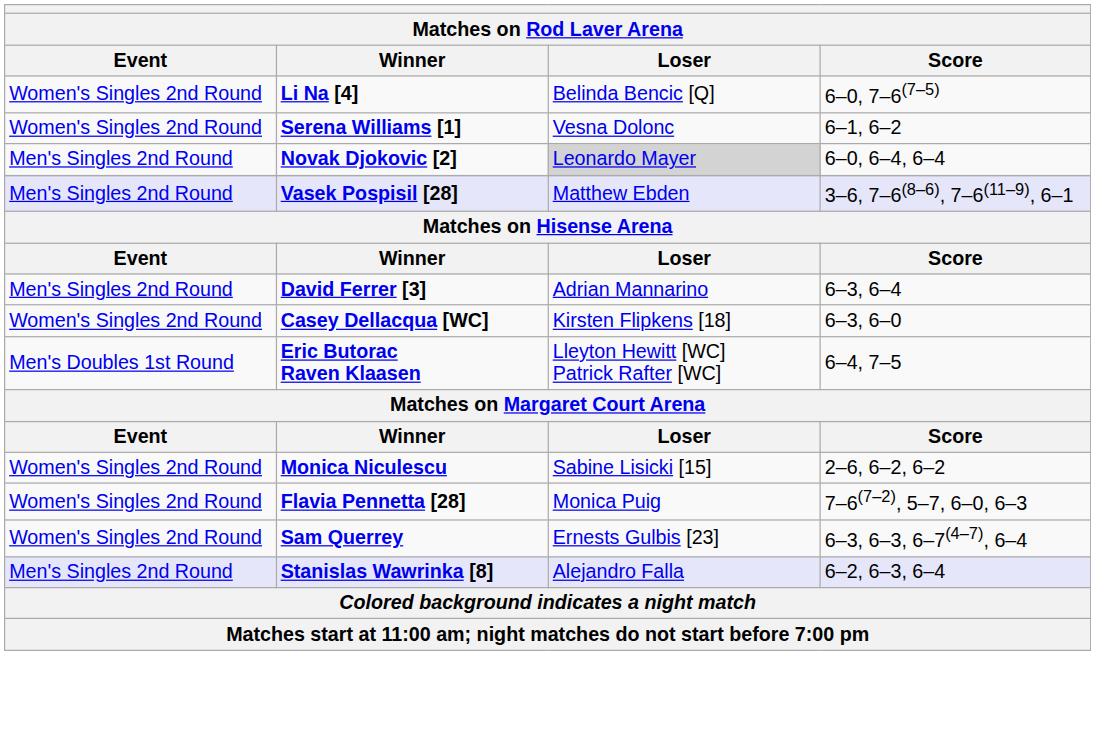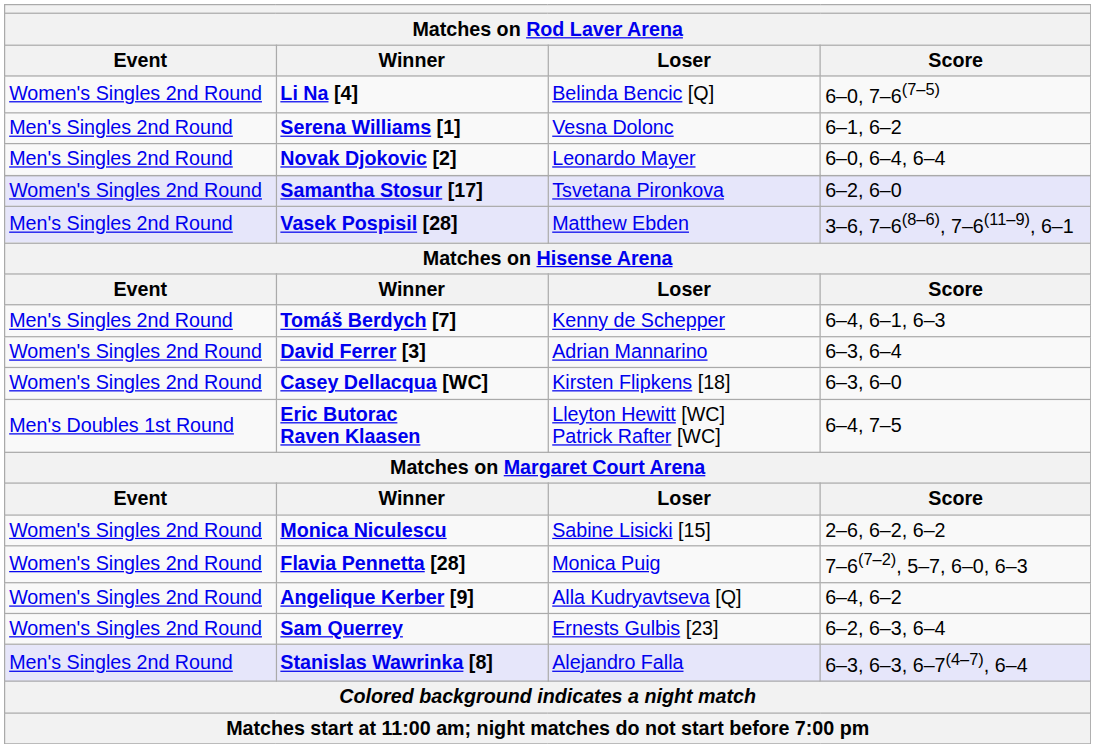(136, 128) Women's Singles 2nd Round -> (121, 128) Men's Singles 2nd Round
(624, 159) lightgrey background -> (624, 159) no background
+ row: (382, 190)
+ row: (368, 320)
(121, 289) Men's Singles 2nd Round -> (136, 351) Women's Singles 2nd Round
+ row: (377, 597)
(926, 538) 6–3, 6–3, 6–7(4–7), 6–4 -> (885, 629) 6–2, 6–3, 6–4
(885, 571) 6–2, 6–3, 6–4 -> (926, 662) 6–3, 6–3, 6–7(4–7), 6–4
